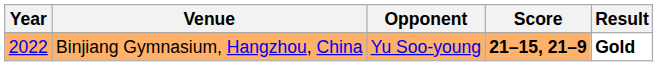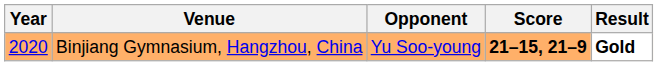(28, 47) 2022 -> (28, 47) 2020
